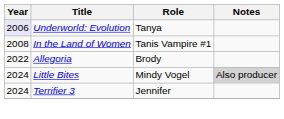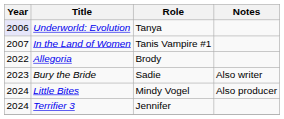(18, 43) 2008 -> (18, 43) 2007
+ row: (65, 75)
(247, 75) lightgrey background -> (247, 91) no background
